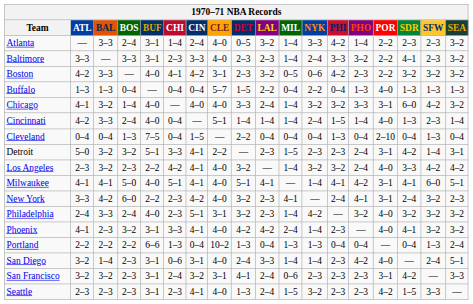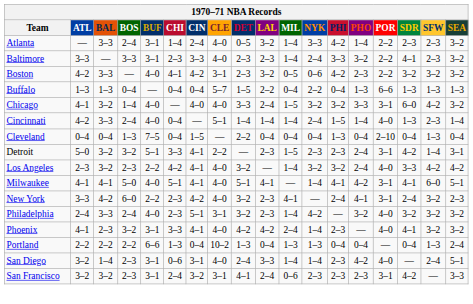(386, 90) 4–0 -> (386, 90) 6–6
(291, 105) 1–4 -> (291, 105) 1–5
- row: (19, 292)
